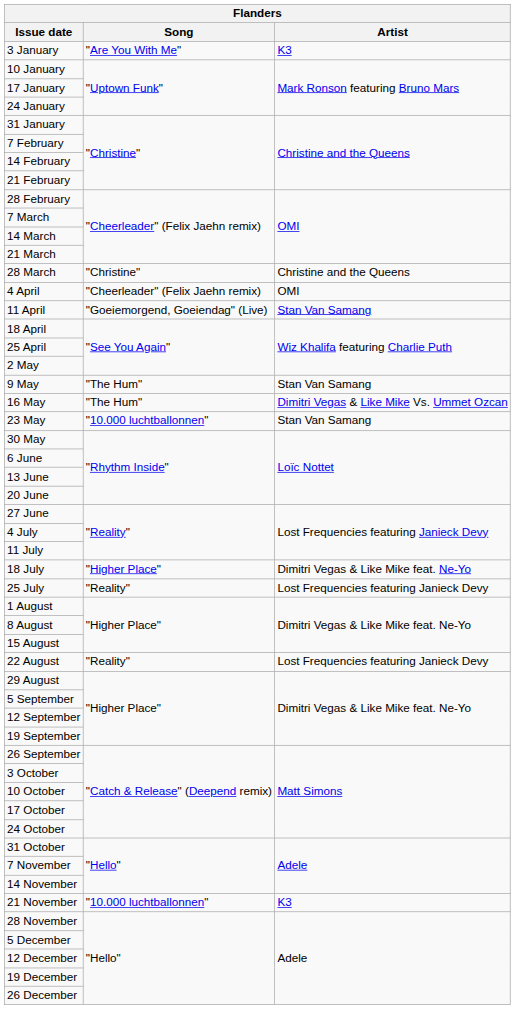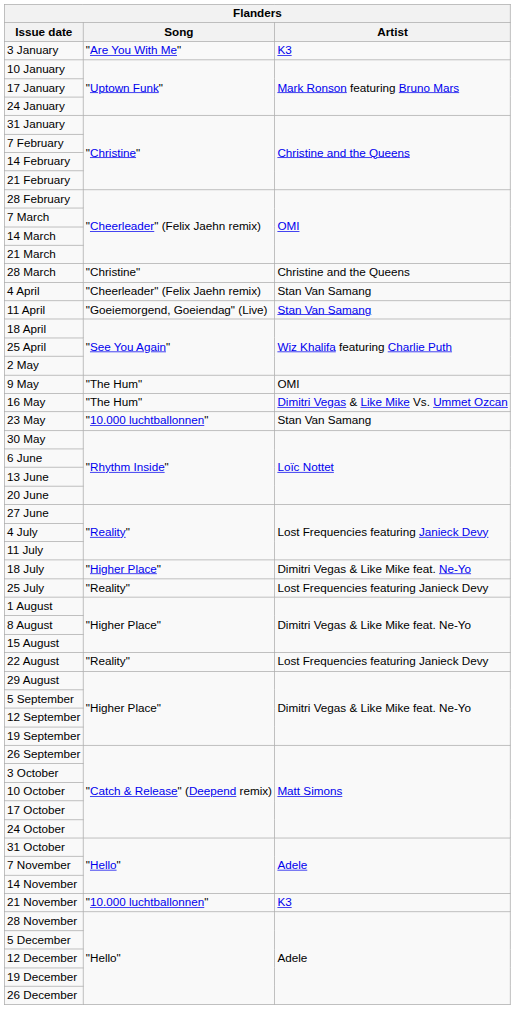(288, 291) OMI -> (324, 291) Stan Van Samang
(324, 384) Stan Van Samang -> (288, 384) OMI
